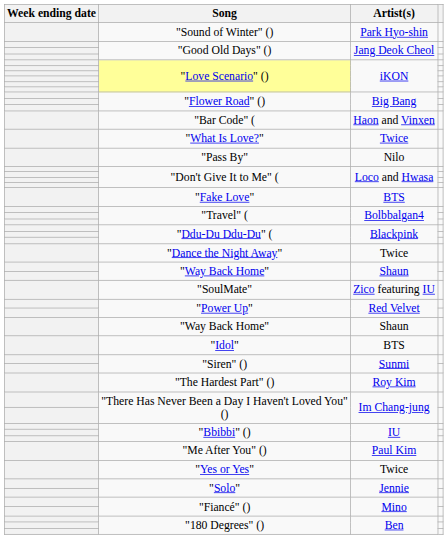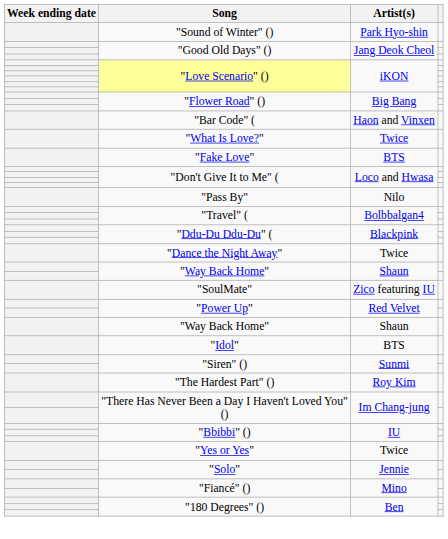rows swapped: (225, 157) <-> (225, 197)
- row: (225, 451)
